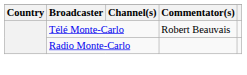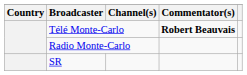(196, 29) normal -> (198, 29) bold
+ row: (55, 62)
